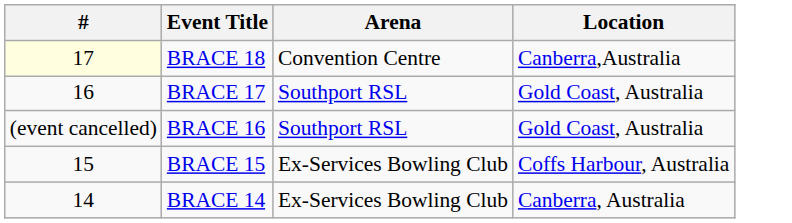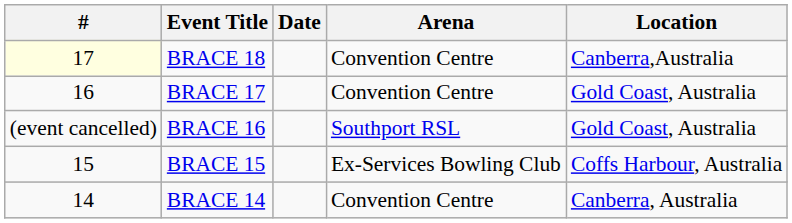+ column: (299, 22)
(343, 93) Southport RSL -> (412, 93) Convention Centre
(393, 199) Ex-Services Bowling Club -> (412, 199) Convention Centre
